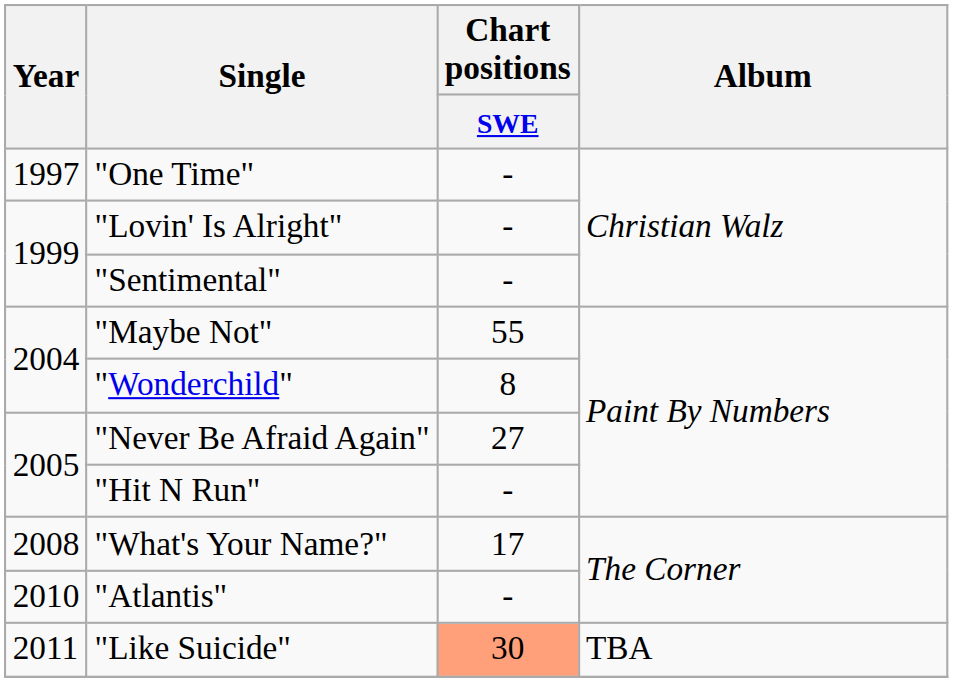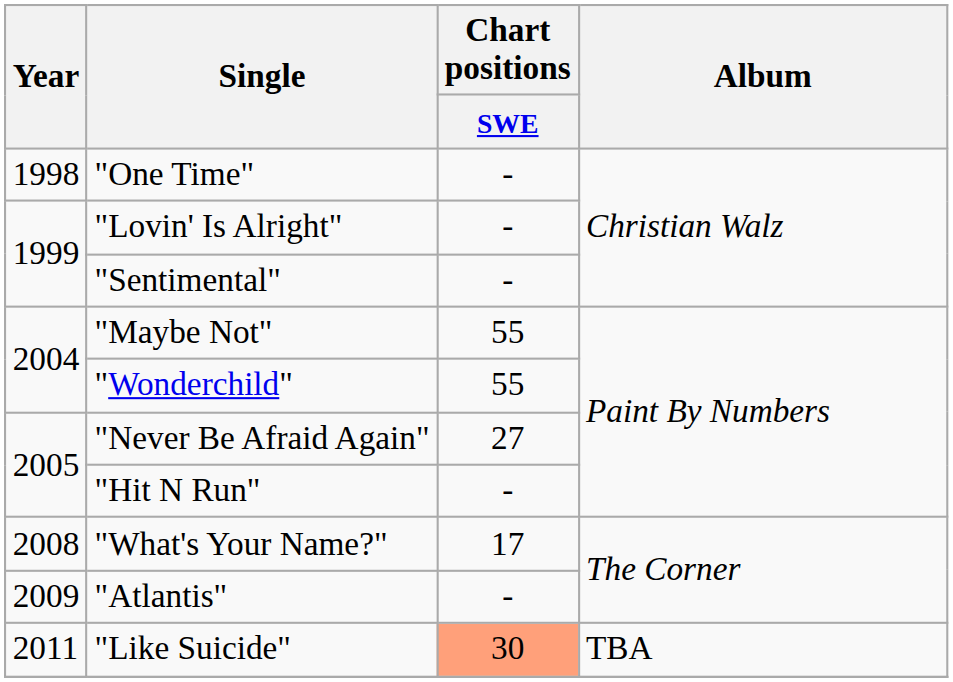(46, 173) 1997 -> (46, 173) 1998
(508, 385) 8 -> (508, 385) 55
(46, 596) 2010 -> (46, 596) 2009
